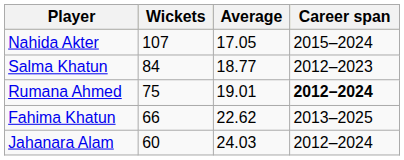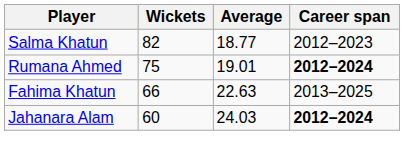- row: (53, 42)
(151, 67) 84 -> (151, 42) 82
(236, 117) 22.62 -> (236, 92) 22.63
(333, 142) normal -> (333, 117) bold
